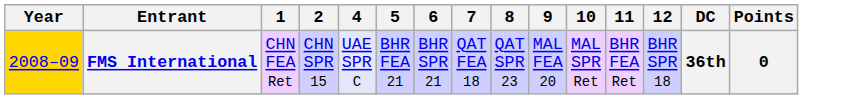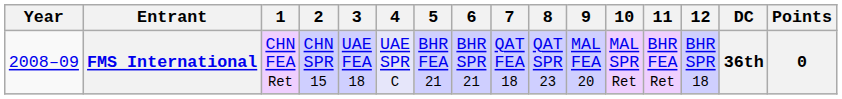+ column: (357, 18)
(44, 62) gold background -> (44, 62) no background
